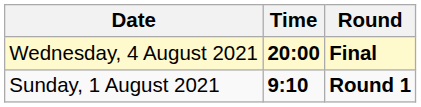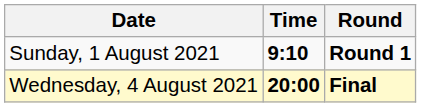rows swapped: (114, 85) <-> (134, 53)
